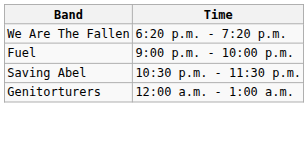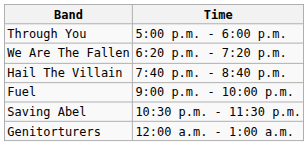+ row: (47, 34)
+ row: (65, 73)
